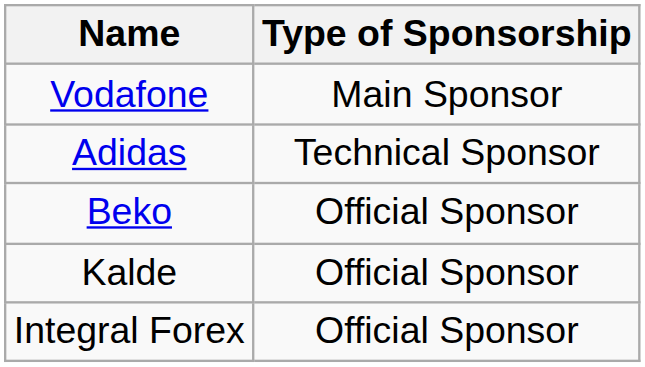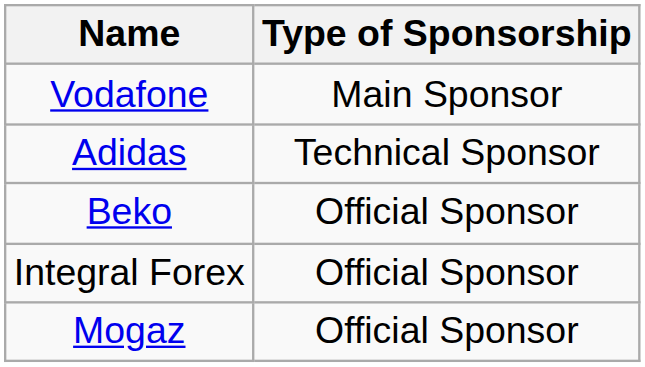- row: (129, 271)
+ row: (129, 331)
